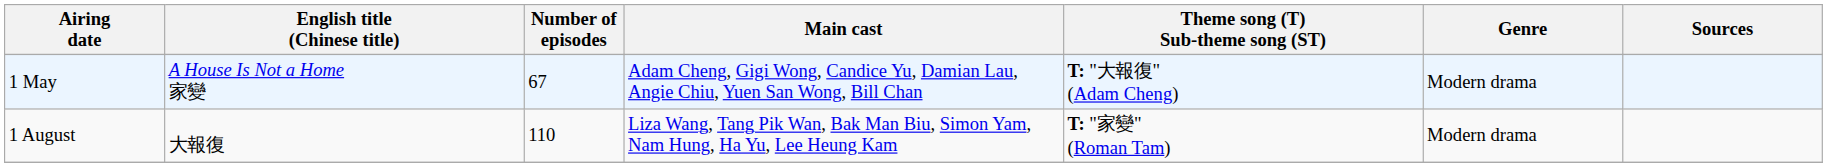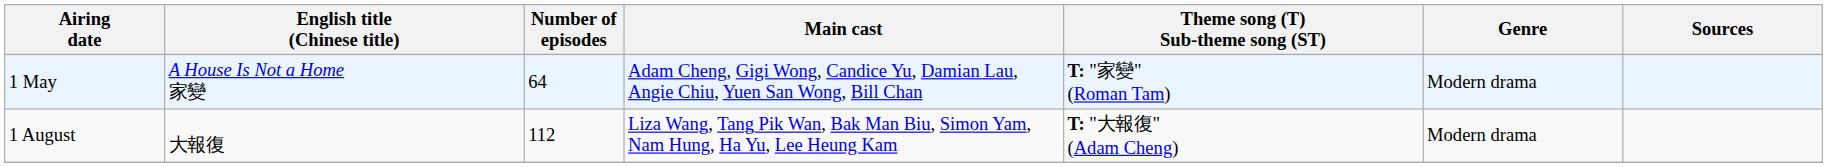(537, 81) 67 -> (537, 81) 64
(1123, 82) T: "大報復" (Adam Cheng) -> (1119, 82) T: "家變" (Roman Tam)
(542, 135) 110 -> (542, 135) 112
(1119, 136) T: "家變" (Roman Tam) -> (1123, 136) T: "大報復" (Adam Cheng)
